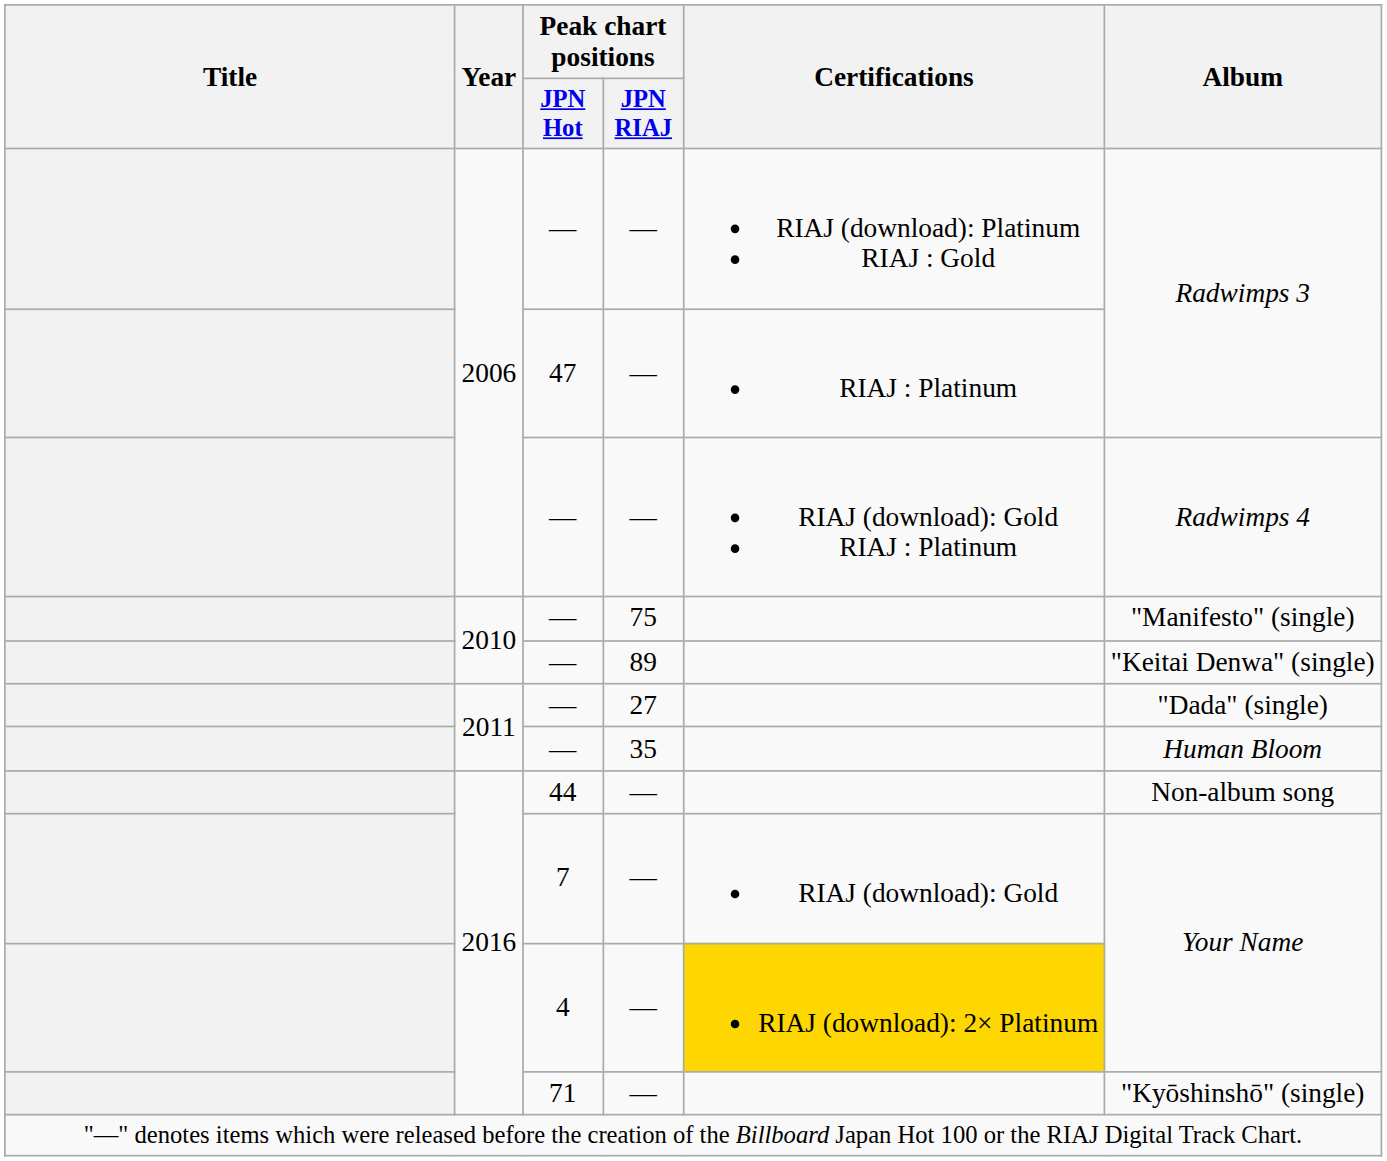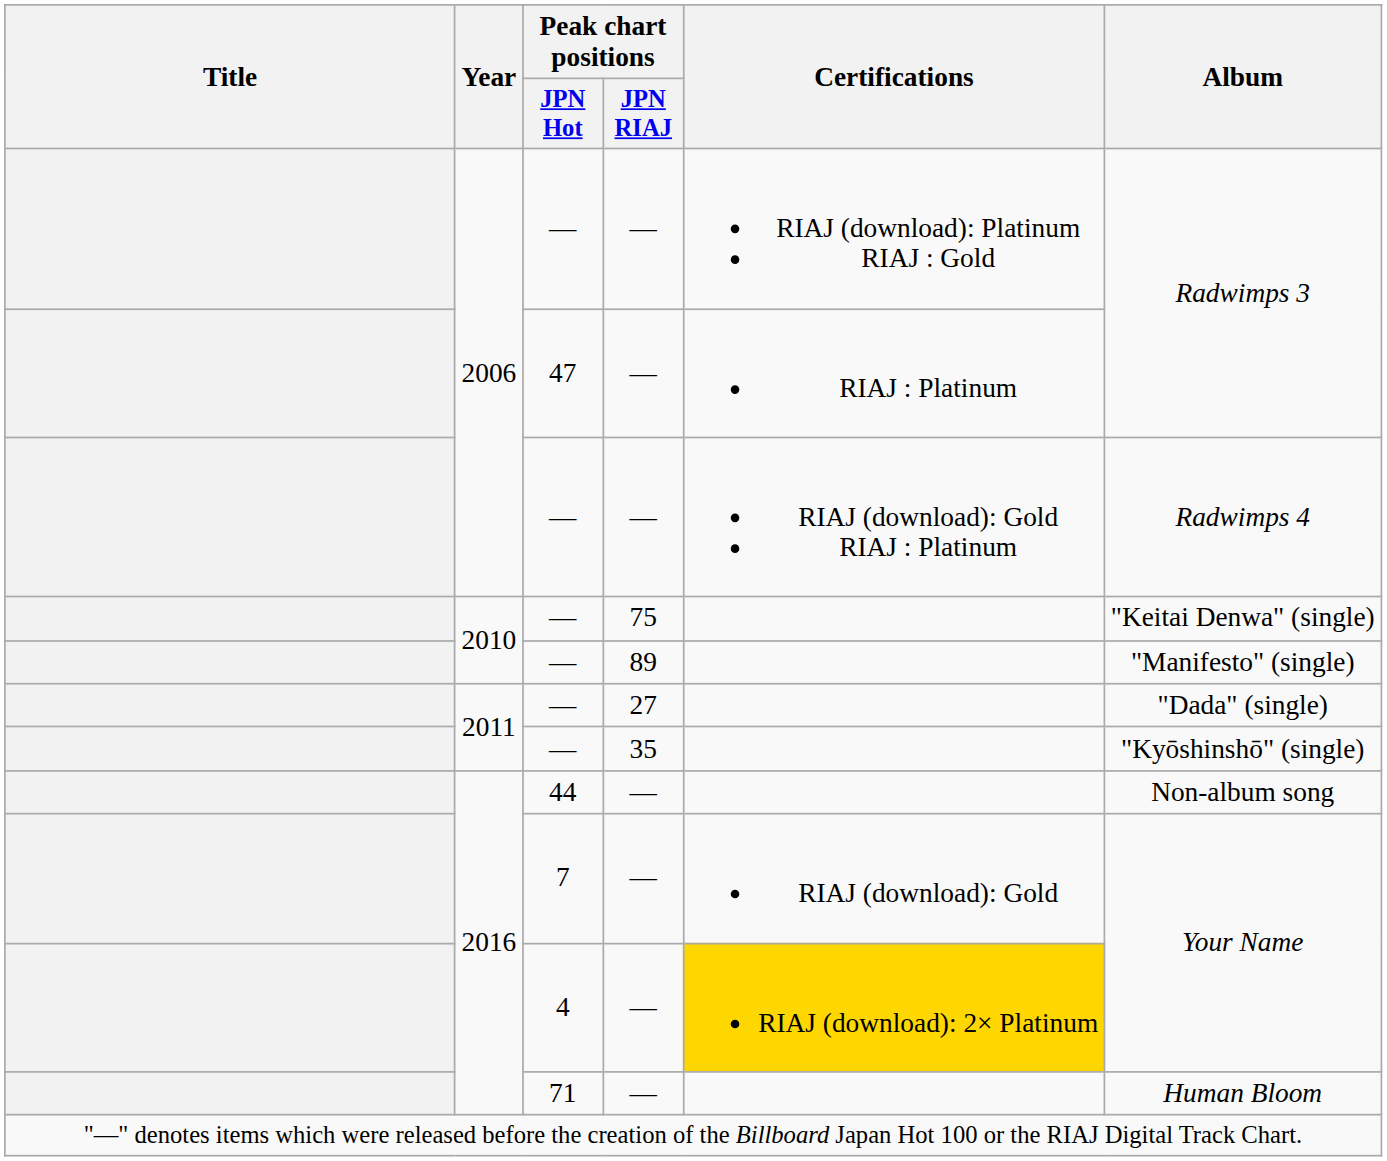(1243, 618) "Manifesto" (single) -> (1243, 618) "Keitai Denwa" (single)
(1243, 661) "Keitai Denwa" (single) -> (1243, 661) "Manifesto" (single)
(1243, 748) Human Bloom -> (1243, 748) "Kyōshinshō" (single)
(1243, 1093) "Kyōshinshō" (single) -> (1243, 1093) Human Bloom
